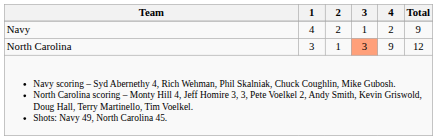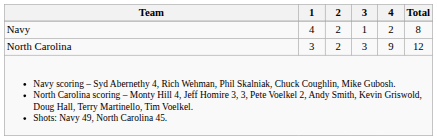(418, 30) 9 -> (418, 30) 8
(338, 47) 1 -> (338, 47) 2
(365, 47) lightsalmon background -> (365, 47) no background
